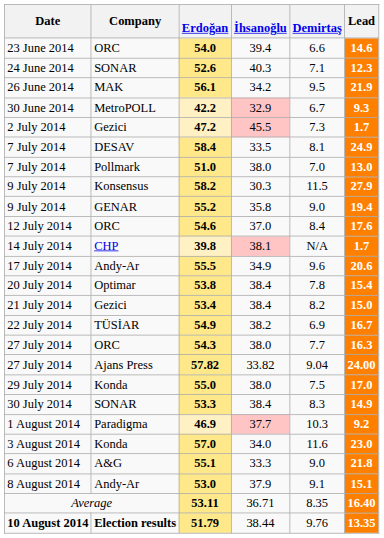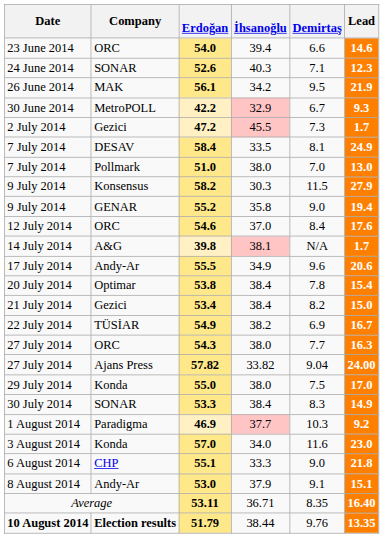(106, 246) CHP -> (108, 246) A&G
(108, 463) A&G -> (106, 463) CHP
